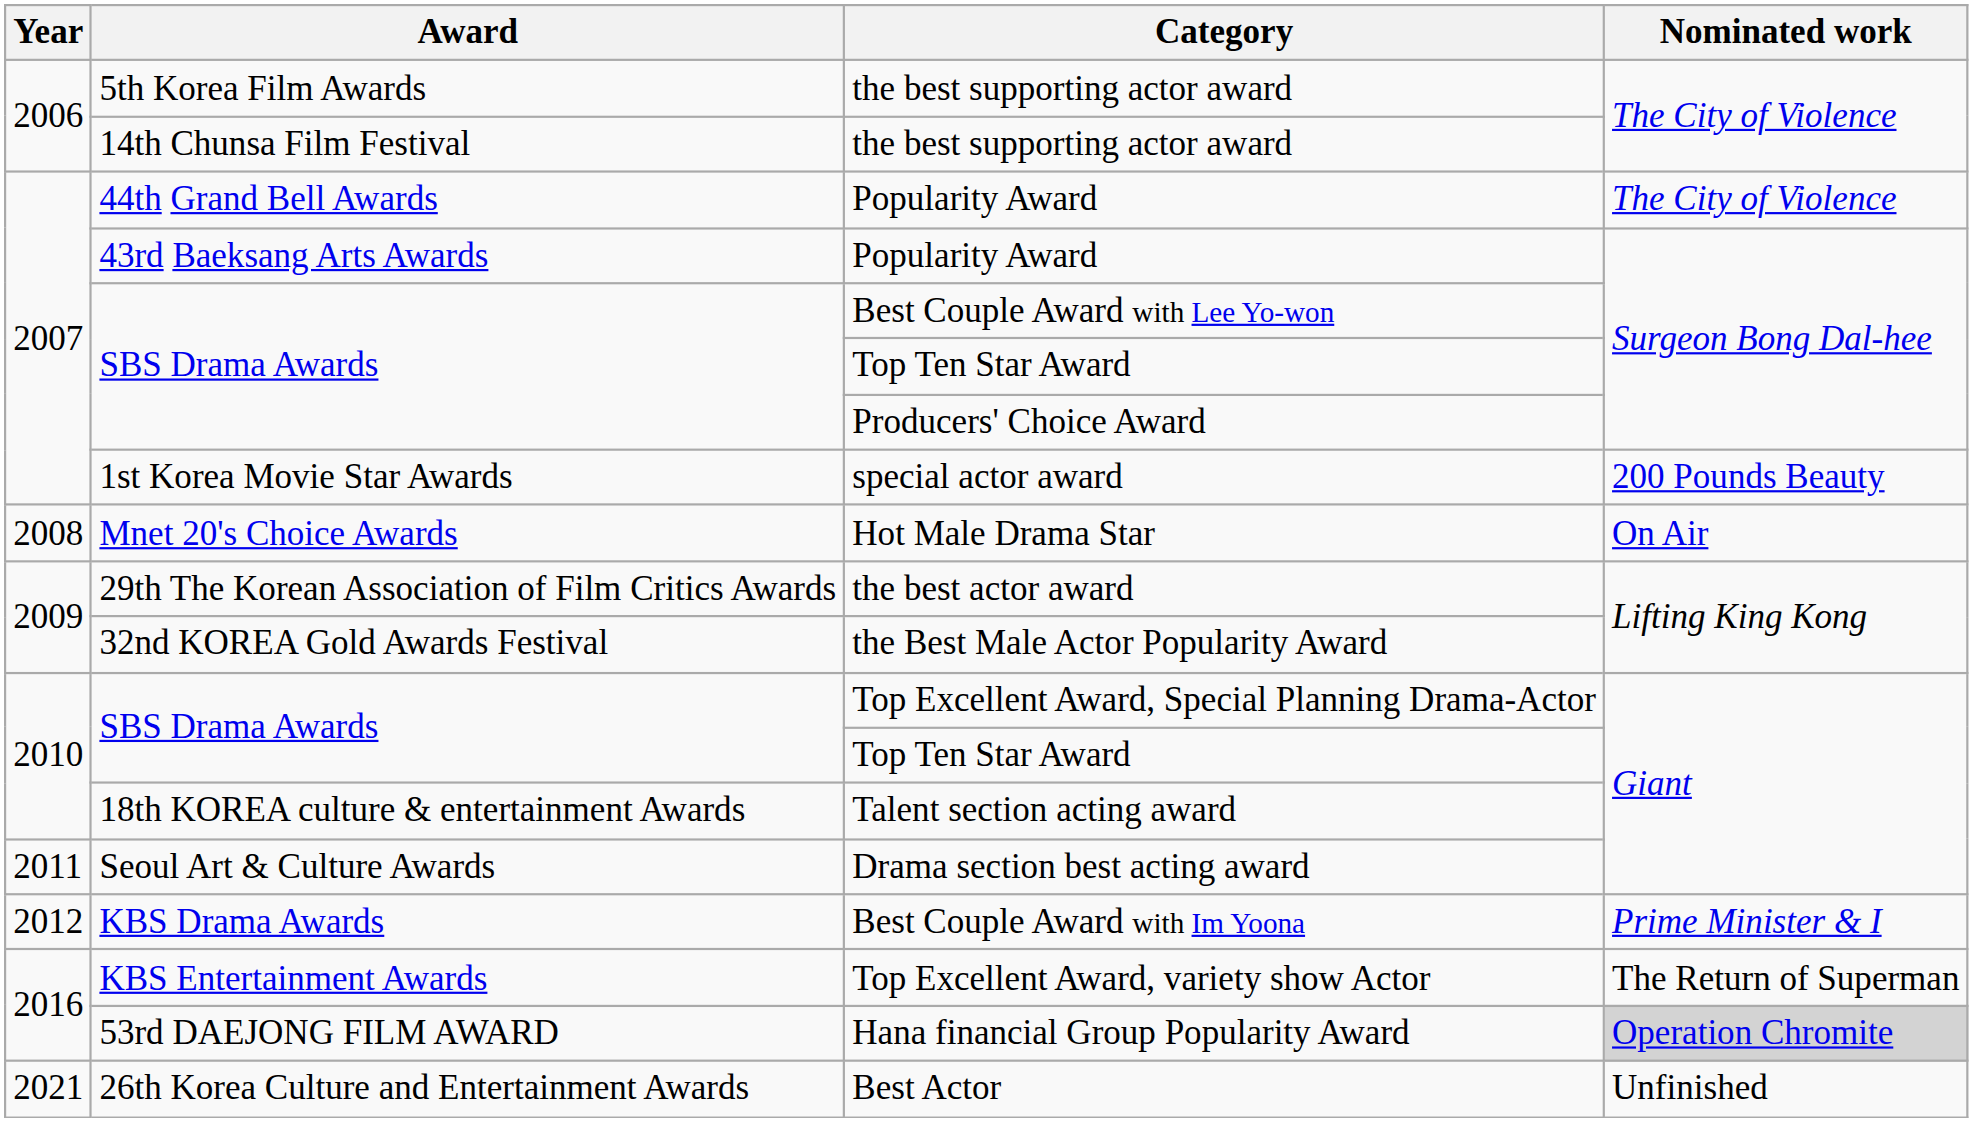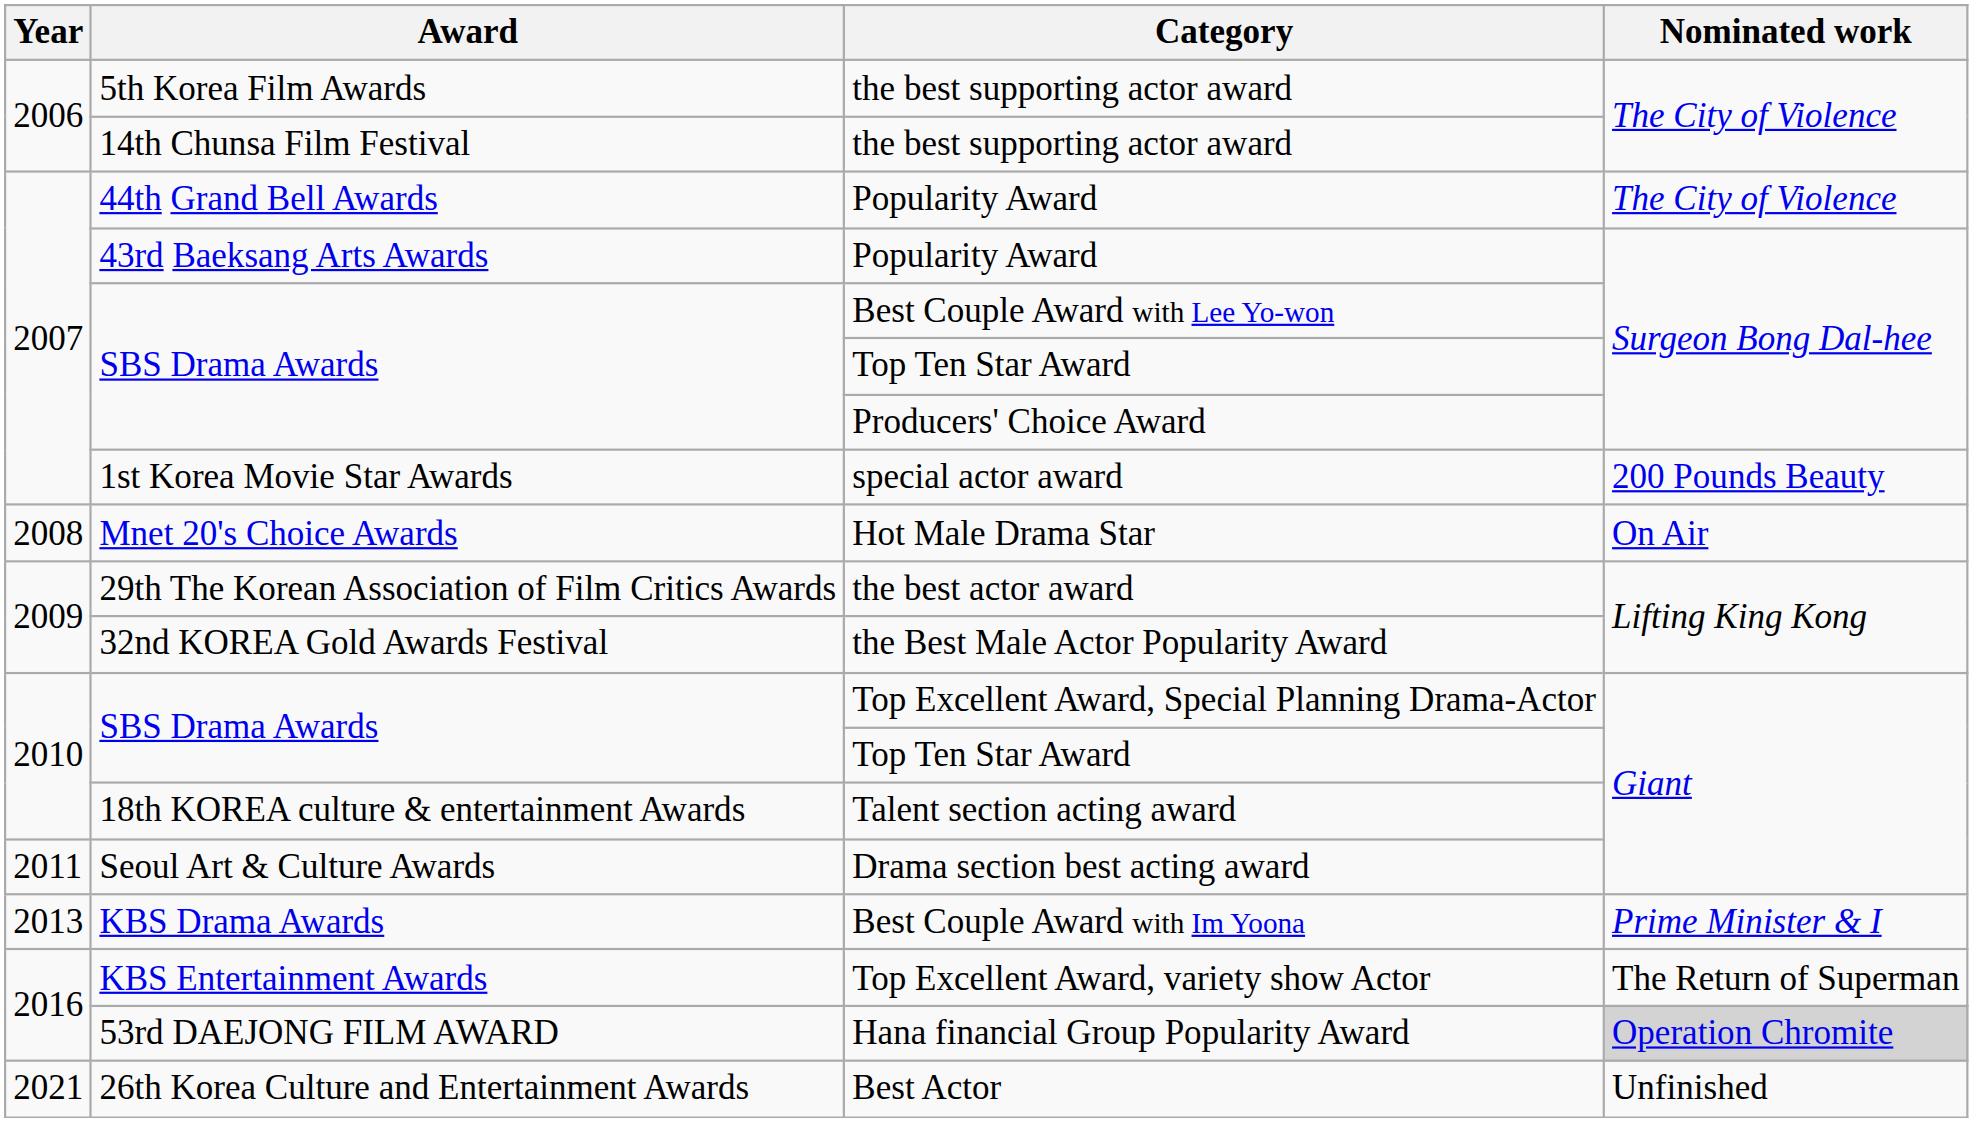(48, 921) 2012 -> (48, 921) 2013
